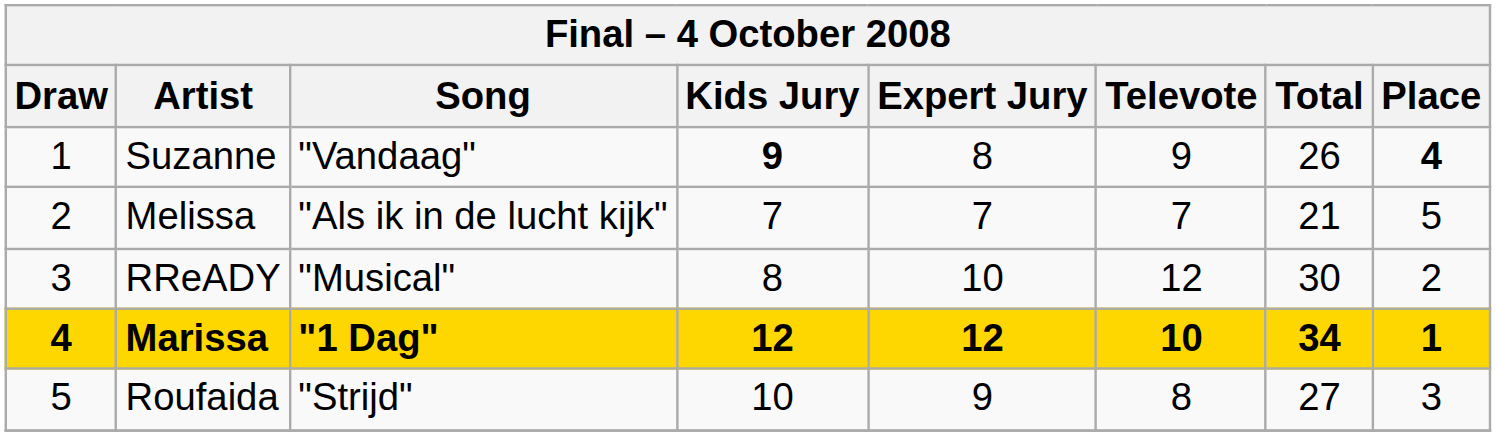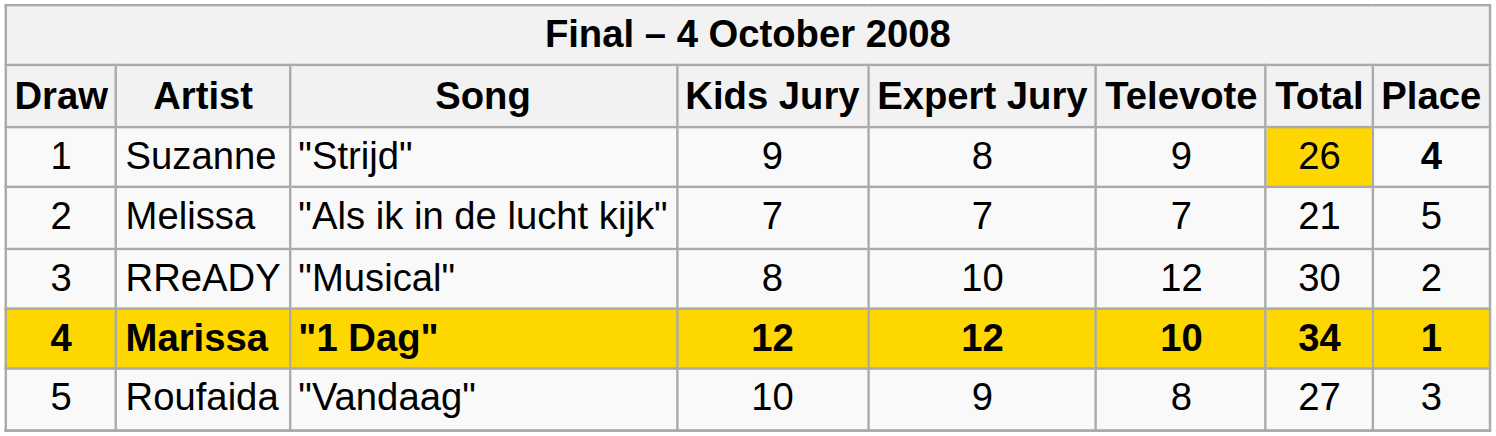(387, 156) "Vandaag" -> (355, 156) "Strijd"
(772, 156) bold -> (772, 156) normal
(1319, 156) no background -> (1319, 156) gold background
(355, 398) "Strijd" -> (387, 398) "Vandaag"
